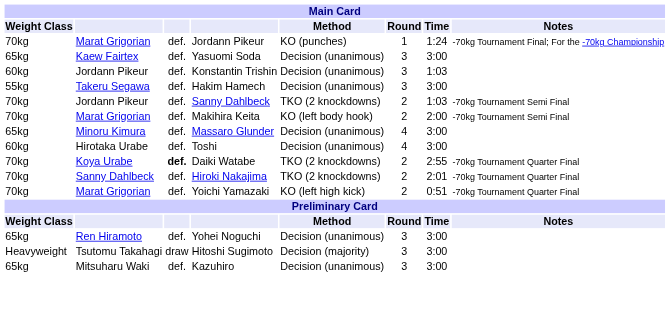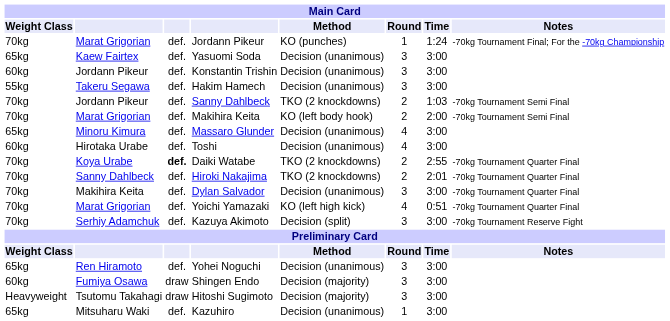(437, 71) 1:03 -> (437, 71) 3:00
+ row: (228, 191)
(404, 191) 2 -> (404, 206) 4
+ row: (230, 221)
+ row: (225, 281)
(404, 266) 3 -> (404, 311) 1
